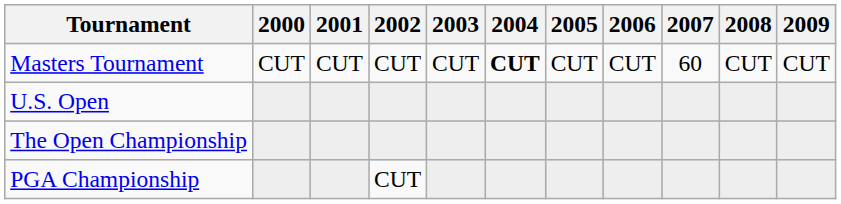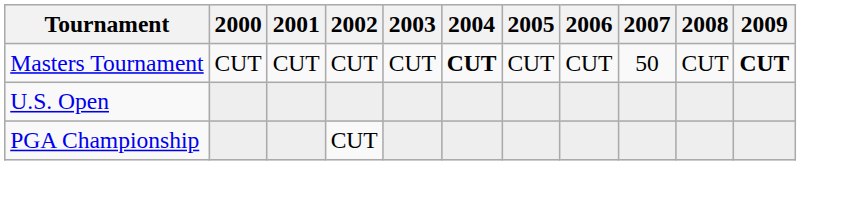(690, 62) 60 -> (647, 62) 50
(806, 62) normal -> (764, 62) bold
- row: (129, 140)
